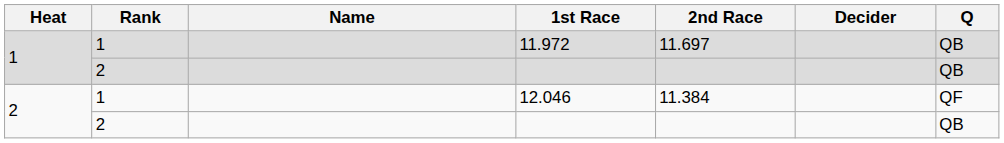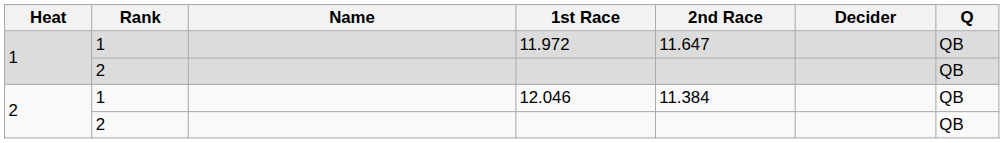(684, 44) 11.697 -> (684, 44) 11.647
(951, 97) QF -> (951, 97) QB
